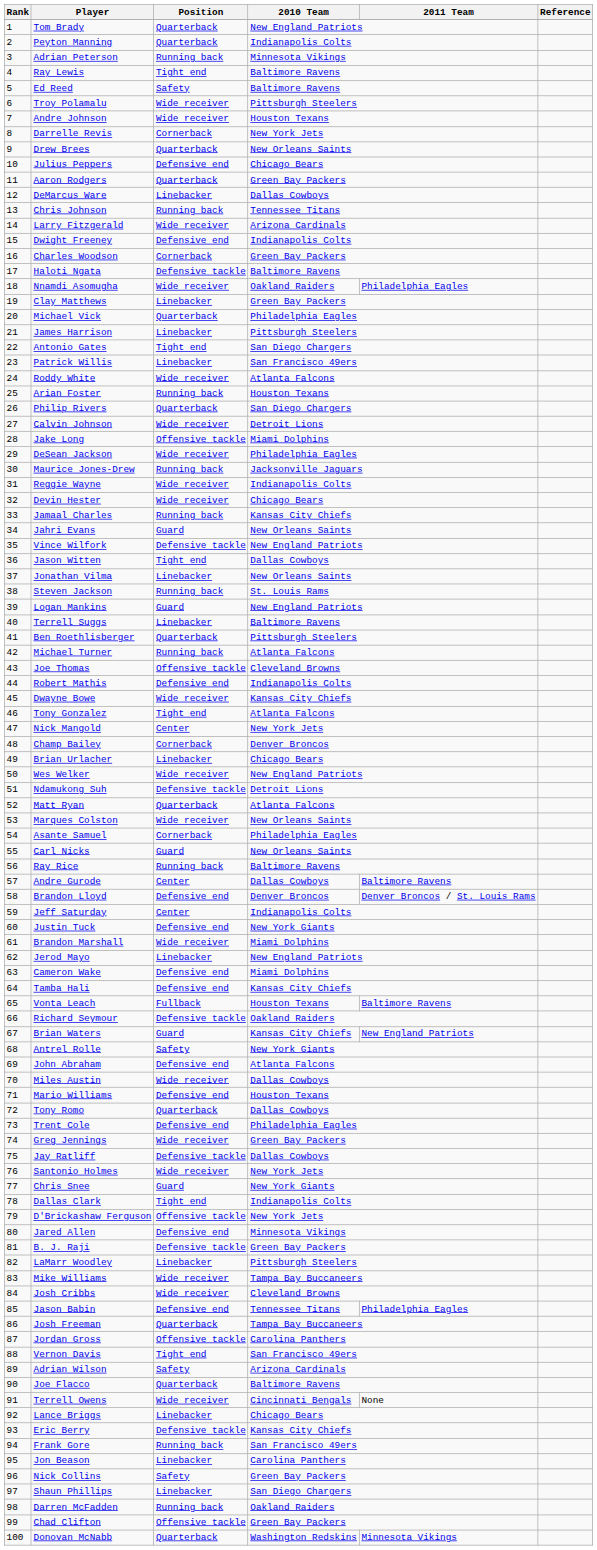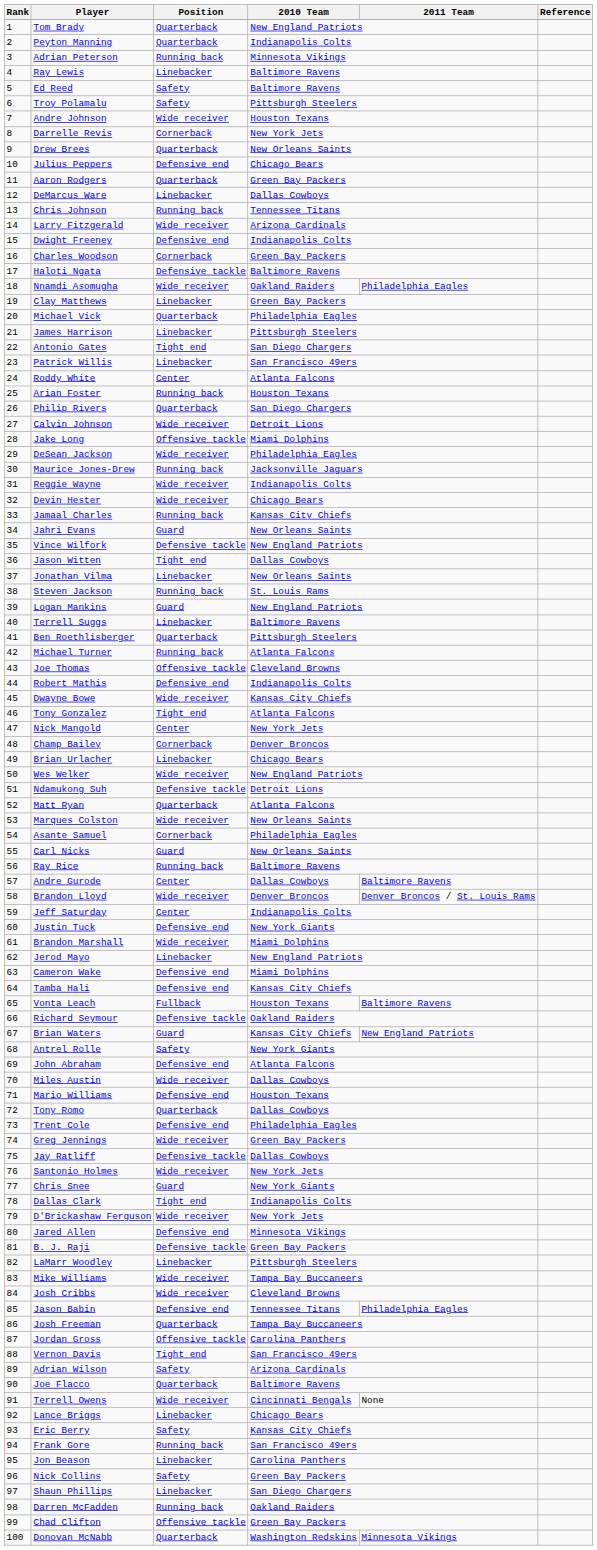(181, 73) Tight end -> (184, 73) Linebacker
(192, 104) Wide receiver -> (173, 104) Safety
(192, 378) Wide receiver -> (173, 378) Center
(192, 897) Defensive end -> (192, 897) Wide receiver
(201, 1217) Offensive tackle -> (192, 1217) Wide receiver
(201, 1431) Defensive tackle -> (173, 1431) Safety
